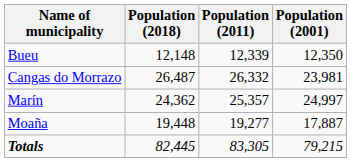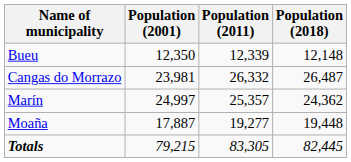columns swapped: (309, 24) <-> (162, 24)
